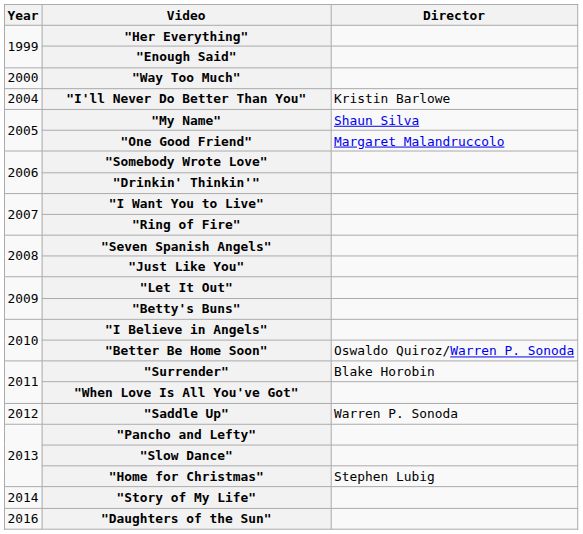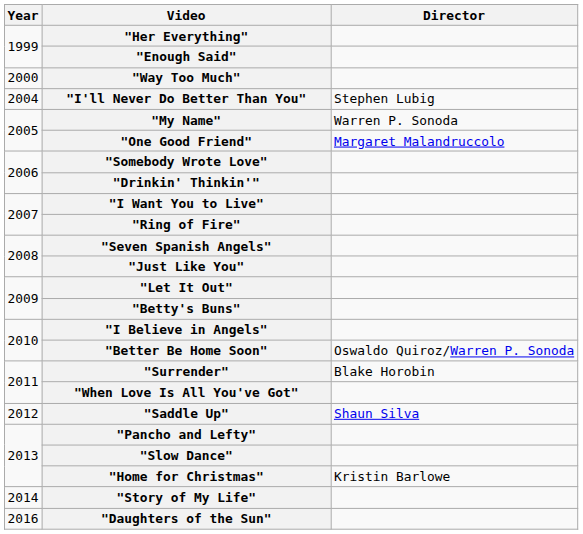(392, 99) Kristin Barlowe -> (384, 99) Stephen Lubig
(377, 120) Shaun Silva -> (396, 120) Warren P. Sonoda
(396, 414) Warren P. Sonoda -> (377, 414) Shaun Silva
(384, 476) Stephen Lubig -> (392, 476) Kristin Barlowe
